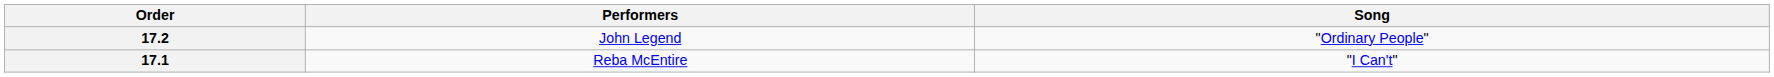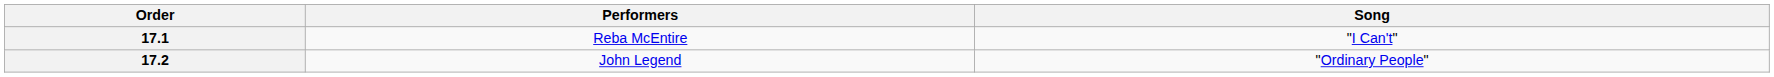rows swapped: (155, 60) <-> (155, 38)
